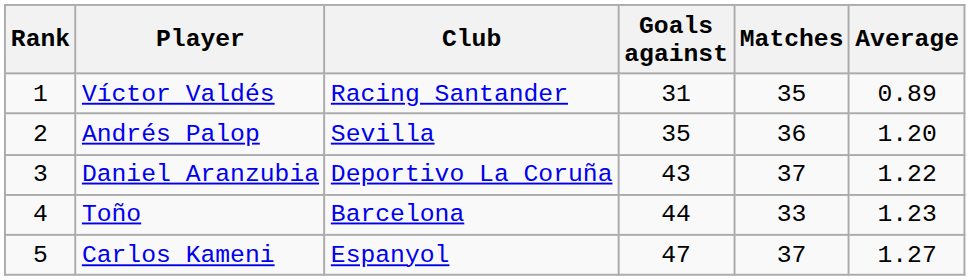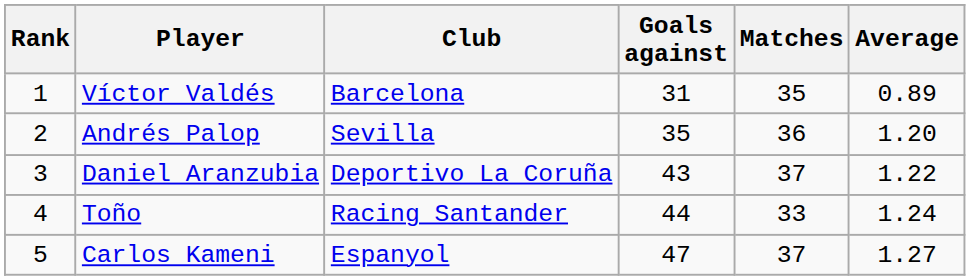(449, 94) Racing Santander -> (398, 94) Barcelona
(398, 215) Barcelona -> (449, 215) Racing Santander
(907, 215) 1.23 -> (907, 215) 1.24
